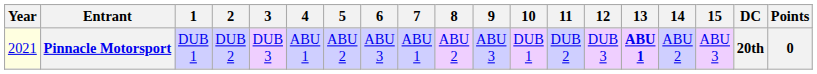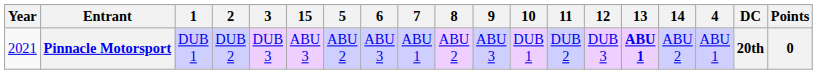columns swapped: (305, 15) <-> (715, 15)
(22, 48) lightyellow background -> (22, 48) no background
